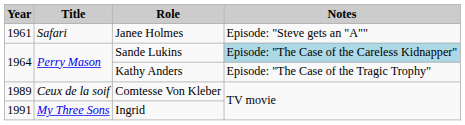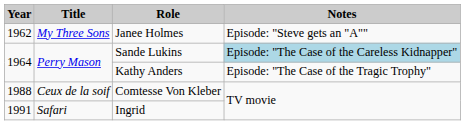(19, 33) 1961 -> (19, 33) 1962
(52, 33) Safari -> (73, 33) My Three Sons
(19, 91) 1989 -> (19, 91) 1988
(73, 110) My Three Sons -> (52, 110) Safari
